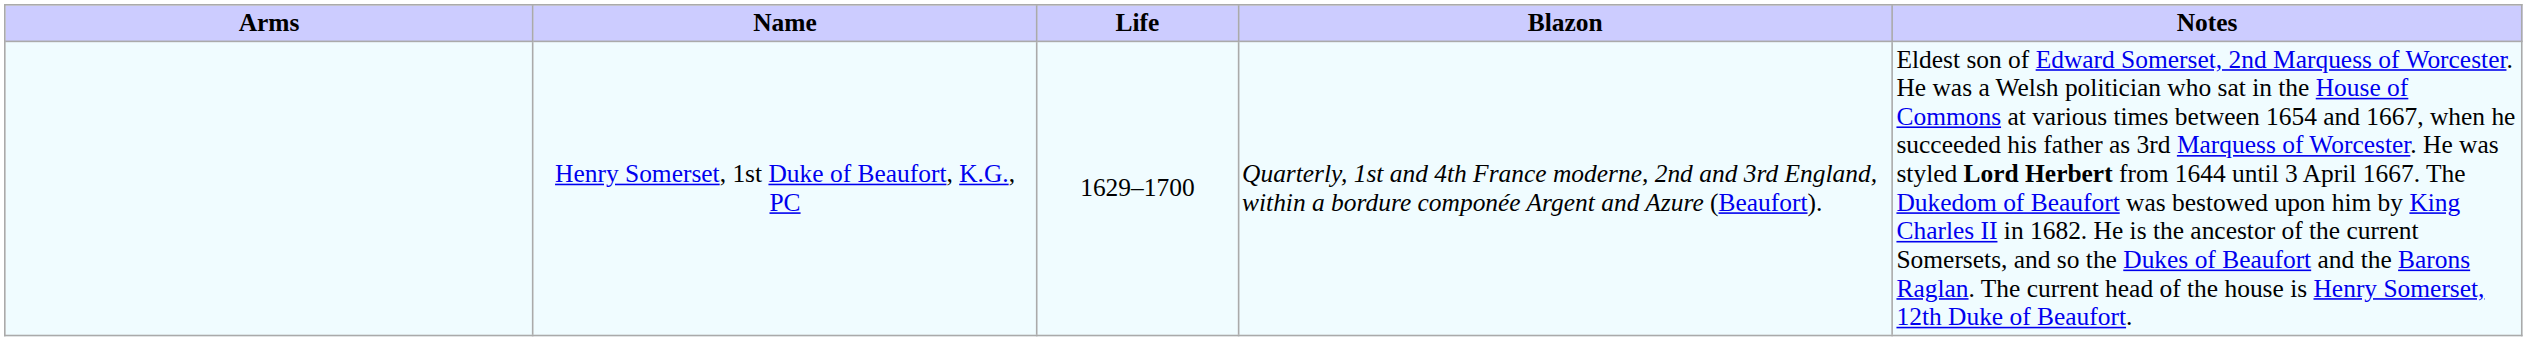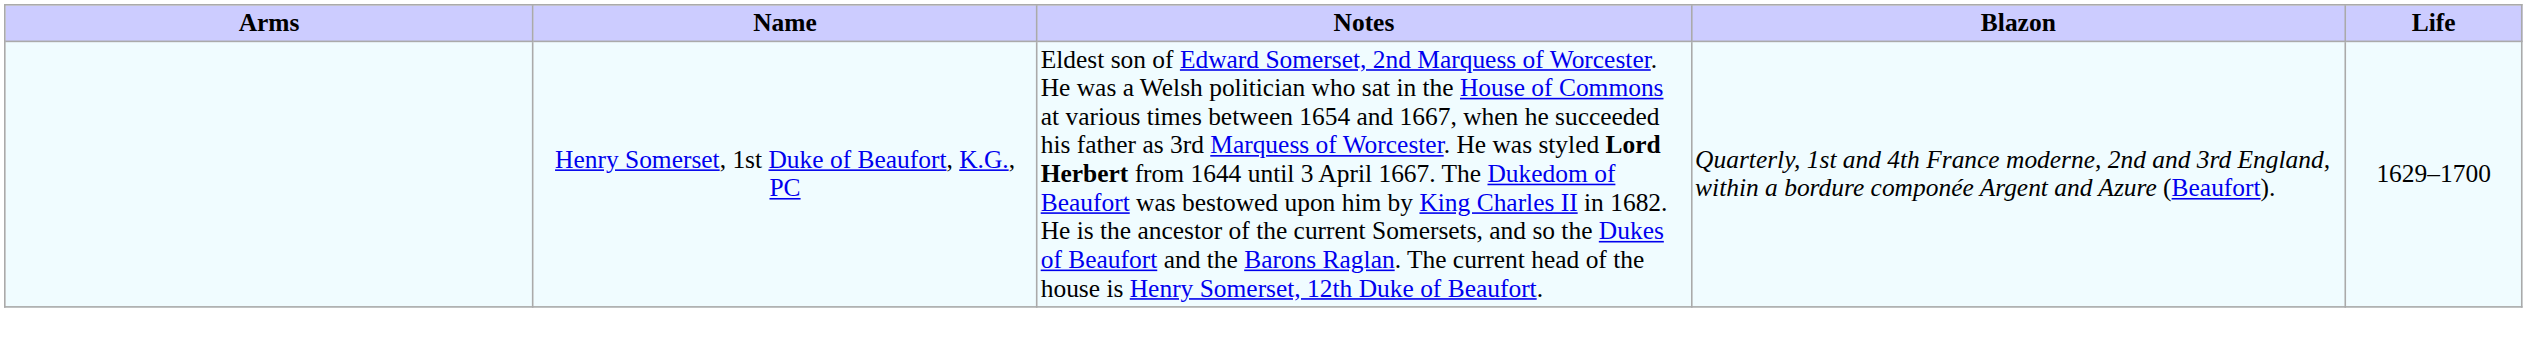columns swapped: (1137, 22) <-> (2207, 22)
